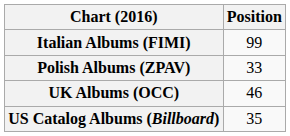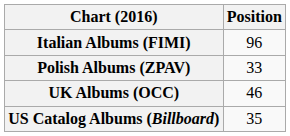(254, 42) 99 -> (254, 42) 96
